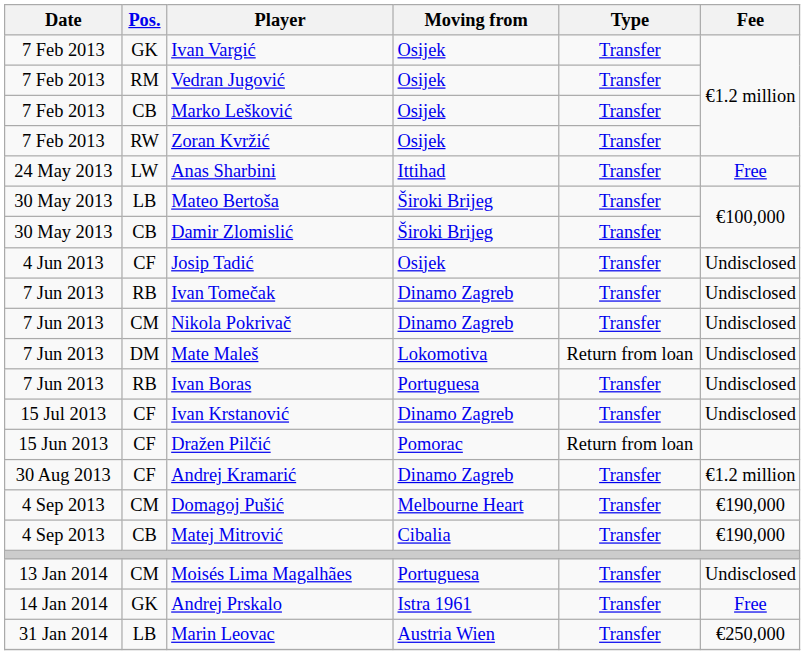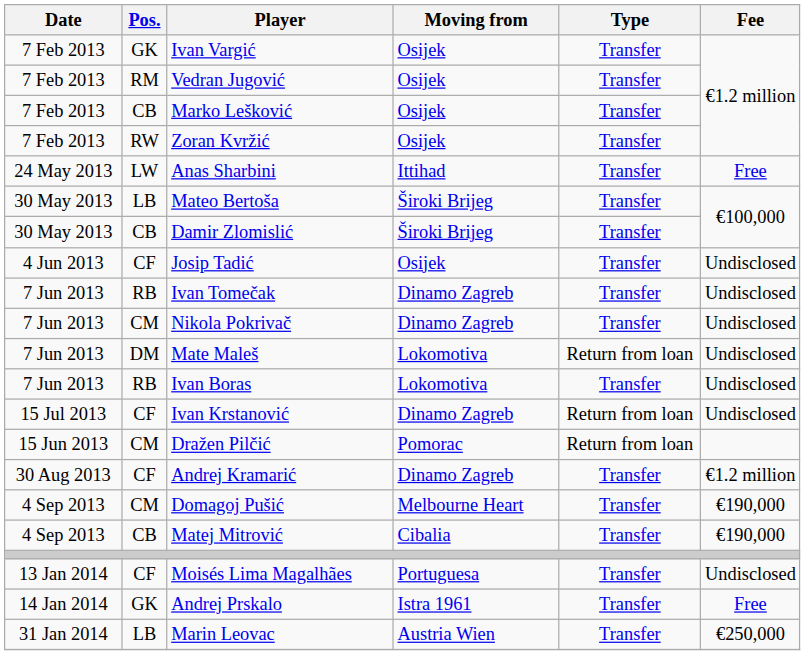(438, 383) Portuguesa -> (442, 383) Lokomotiva
(630, 414) Transfer -> (630, 414) Return from loan
(144, 444) CF -> (144, 444) CM
(144, 574) CM -> (144, 574) CF
